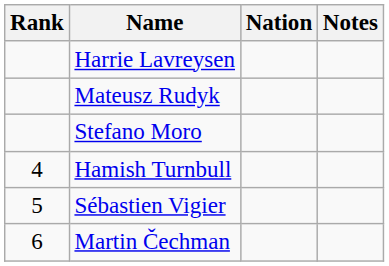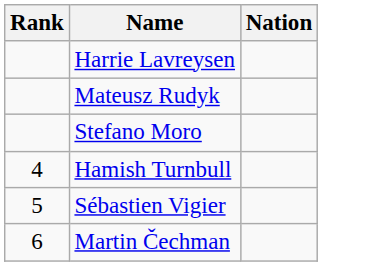- column: (350, 22)
